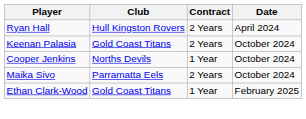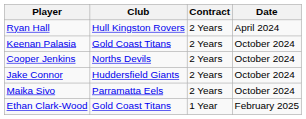(203, 59) 1 Year -> (206, 59) 2 Years
+ row: (35, 75)
